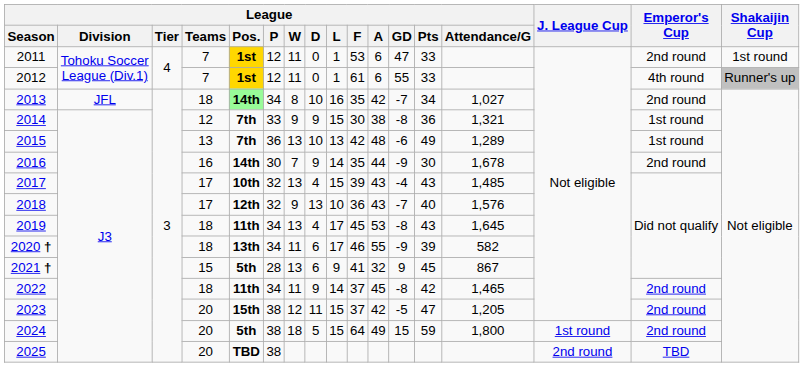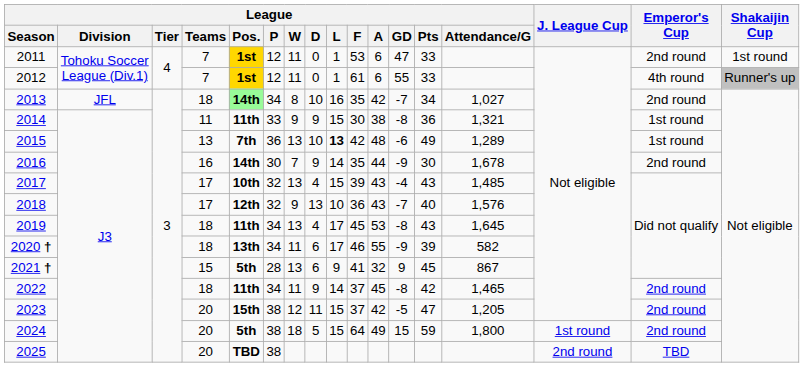(206, 120) 12 -> (206, 120) 11
(246, 120) 7th -> (246, 120) 11th
(337, 141) normal -> (337, 141) bold
